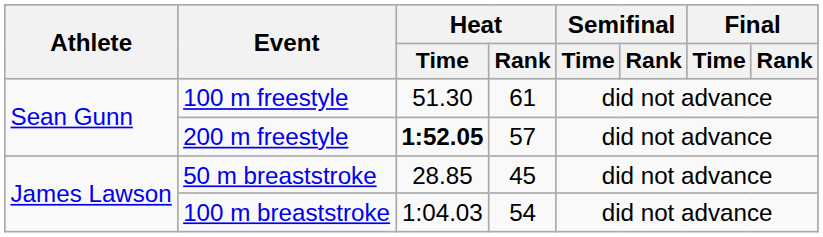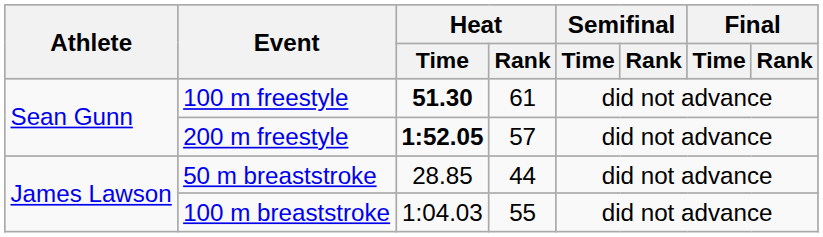(442, 99) normal -> (442, 99) bold
(523, 175) 45 -> (523, 175) 44
(523, 213) 54 -> (523, 213) 55
